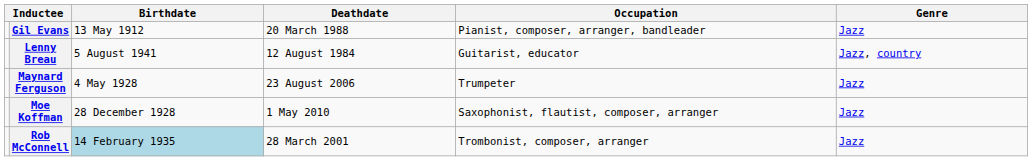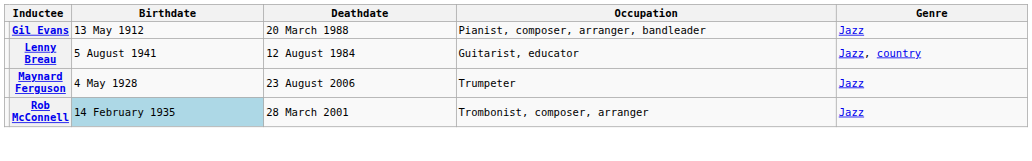- row: (40, 112)
